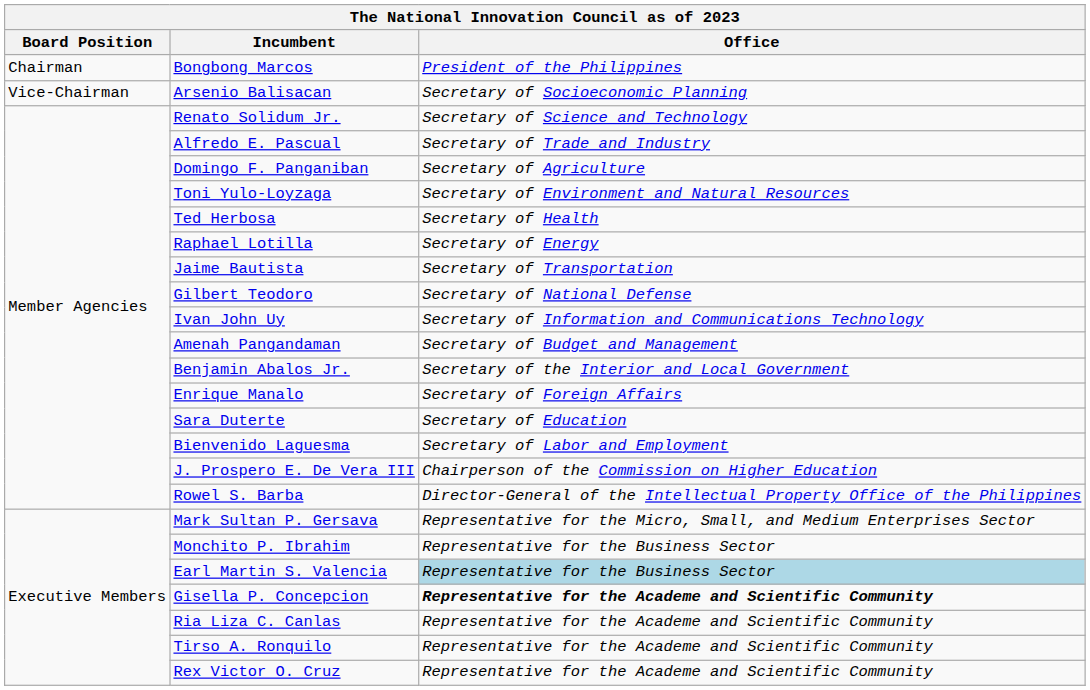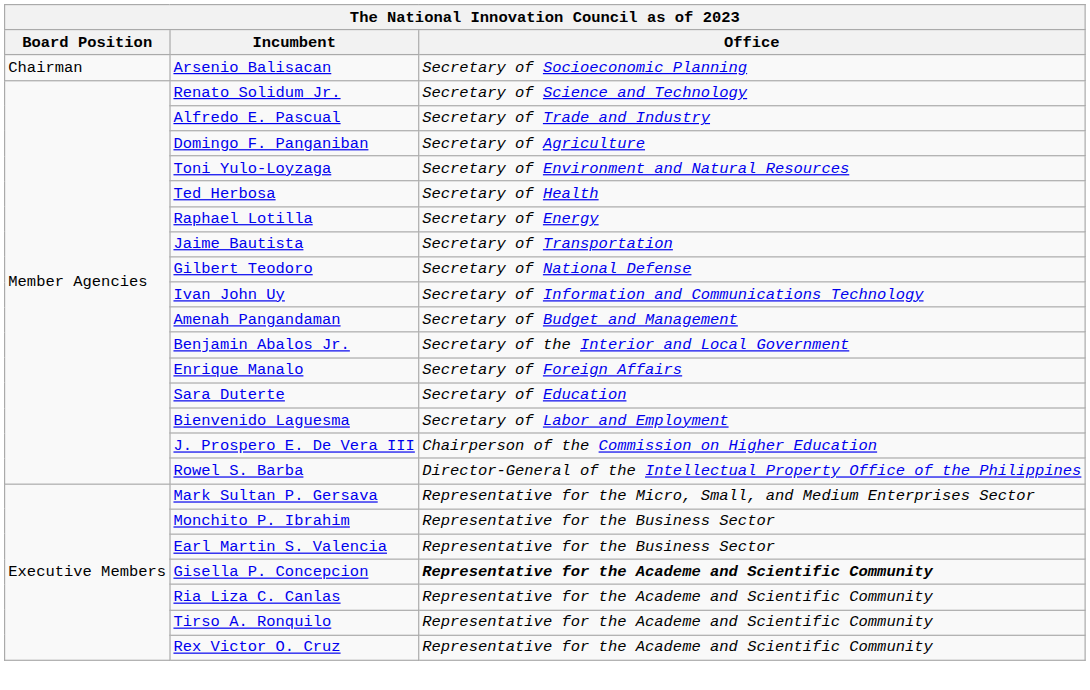- row: (243, 68)
(69, 93) Vice-Chairman -> (45, 68) Chairman
(599, 572) lightblue background -> (599, 547) no background
